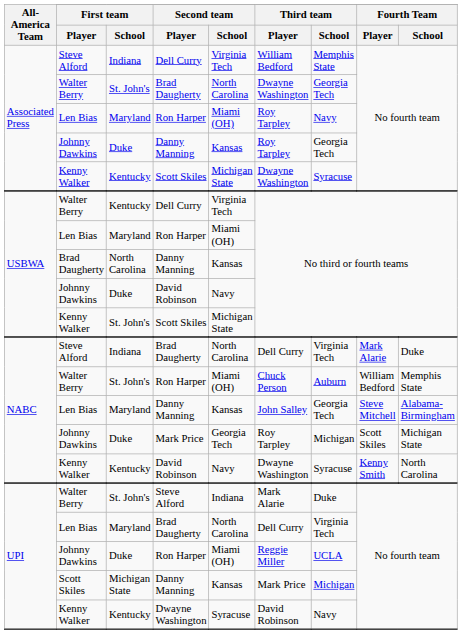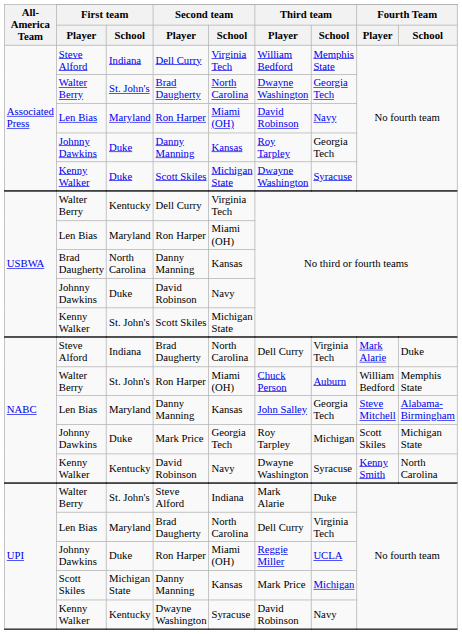(274, 118) Roy Tarpley -> (278, 118) David Robinson
(130, 176) Kentucky -> (121, 176) Duke
